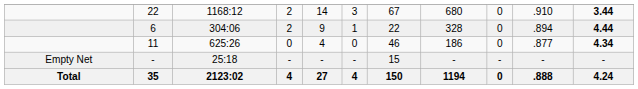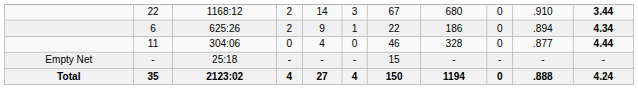(225, 28) 304:06 -> (225, 28) 625:26
(454, 28) 328 -> (454, 28) 186
(603, 28) 4.44 -> (603, 28) 4.34
(225, 44) 625:26 -> (225, 44) 304:06
(454, 44) 186 -> (454, 44) 328
(603, 44) 4.34 -> (603, 44) 4.44
